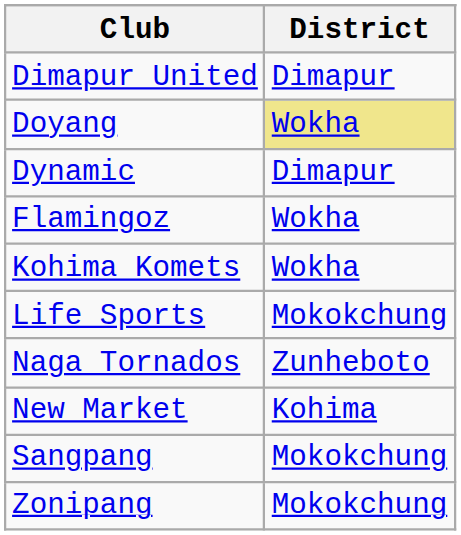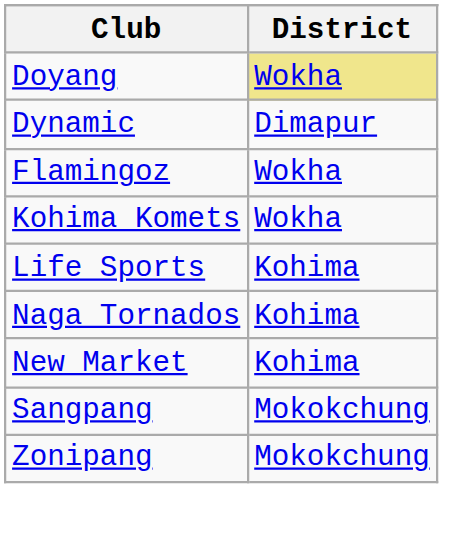- row: (135, 77)
(360, 315) Mokokchung -> (307, 267) Kohima
(351, 363) Zunheboto -> (307, 315) Kohima
